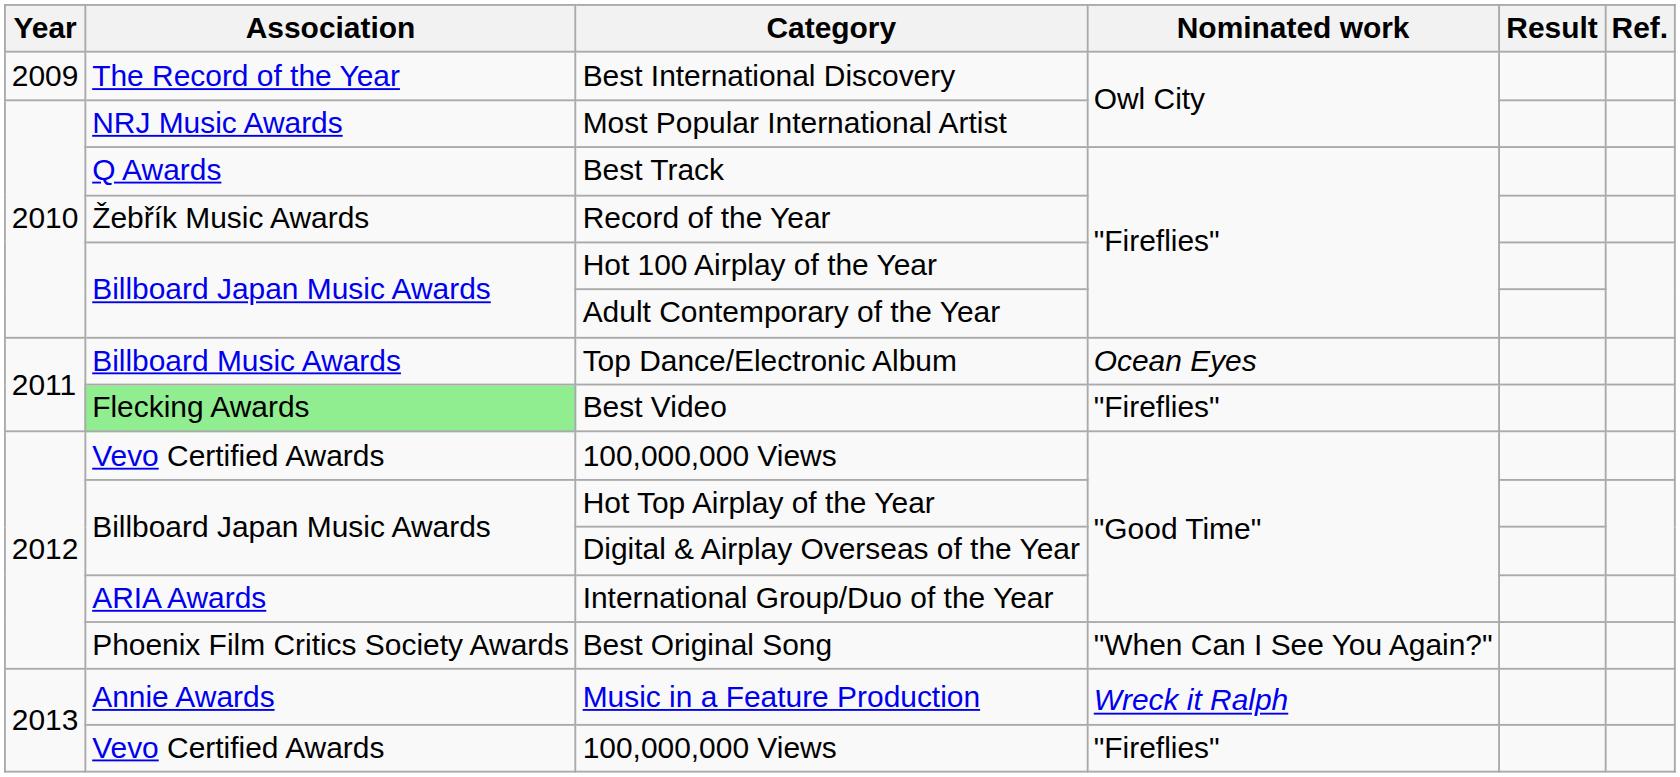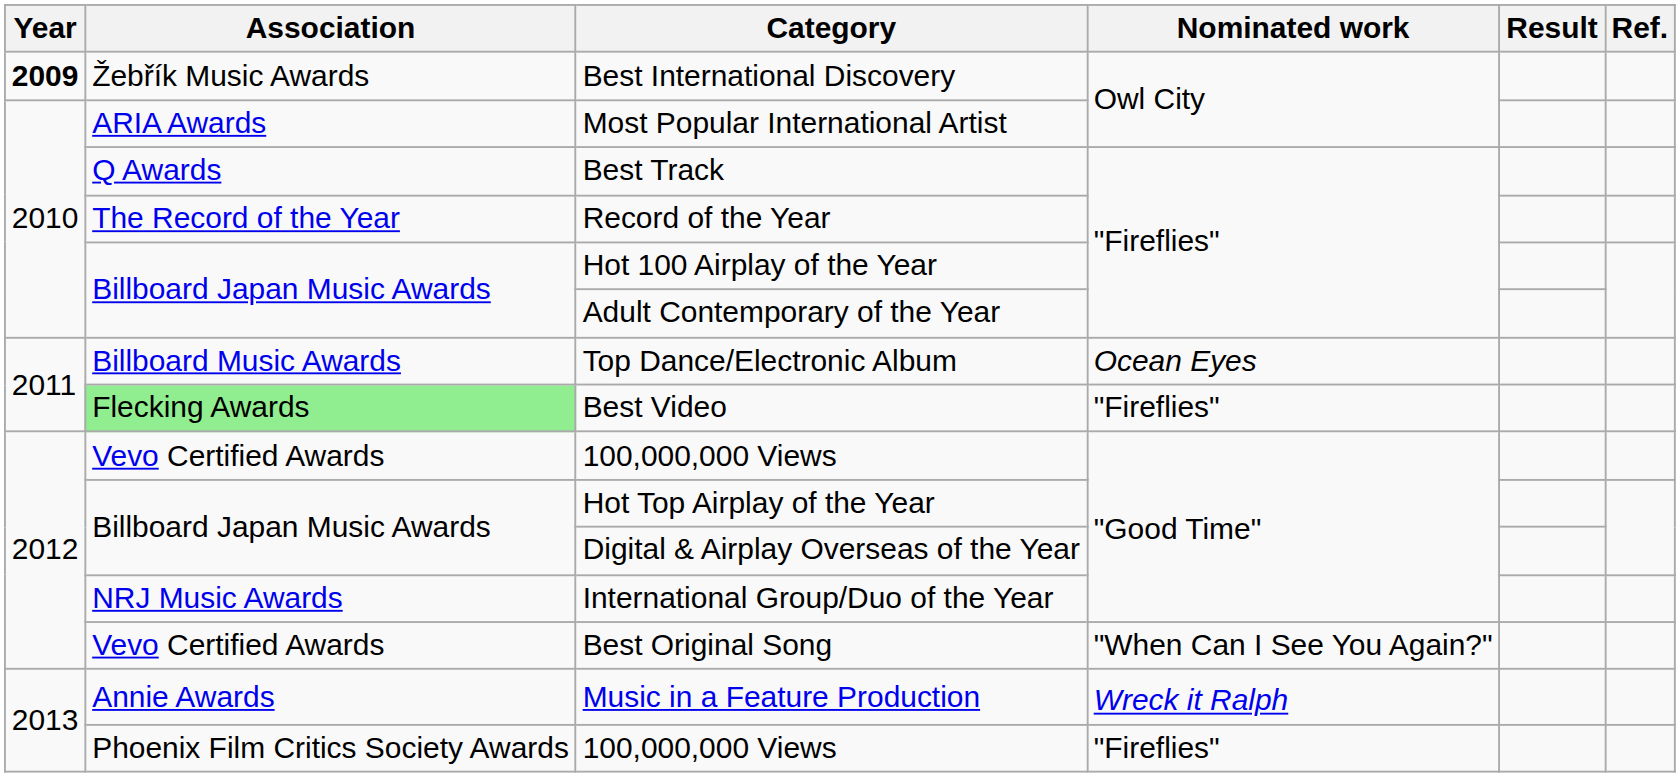(45, 75) normal -> (45, 75) bold
(246, 75) The Record of the Year -> (231, 75) Žebřík Music Awards
(217, 123) NRJ Music Awards -> (179, 123) ARIA Awards
(231, 218) Žebřík Music Awards -> (246, 218) The Record of the Year
(179, 597) ARIA Awards -> (217, 597) NRJ Music Awards
(331, 645) Phoenix Film Critics Society Awards -> (238, 645) Vevo Certified Awards
(238, 748) Vevo Certified Awards -> (331, 748) Phoenix Film Critics Society Awards
